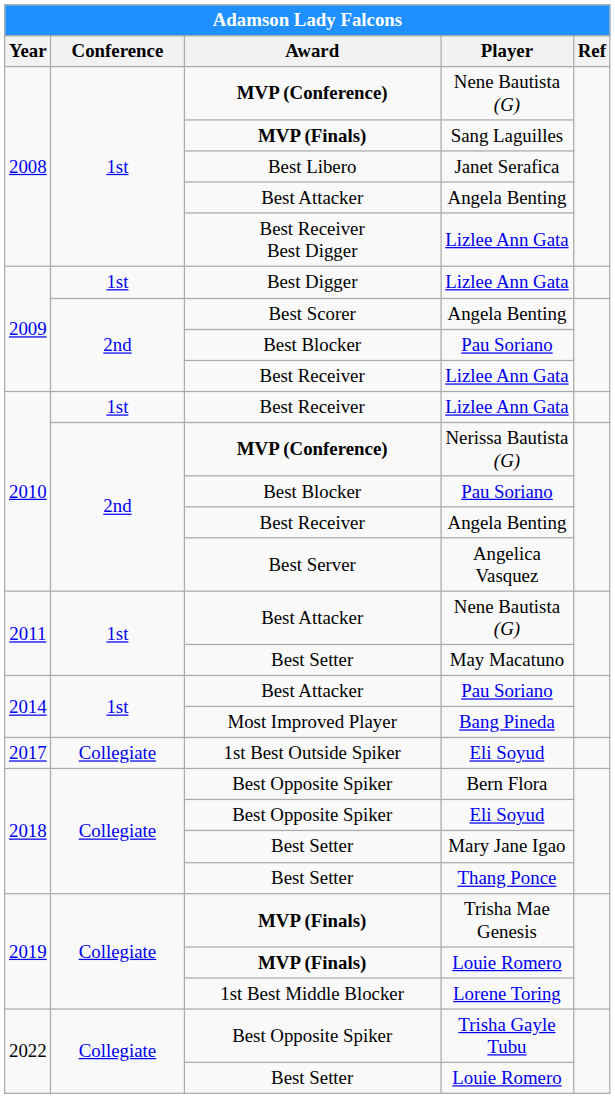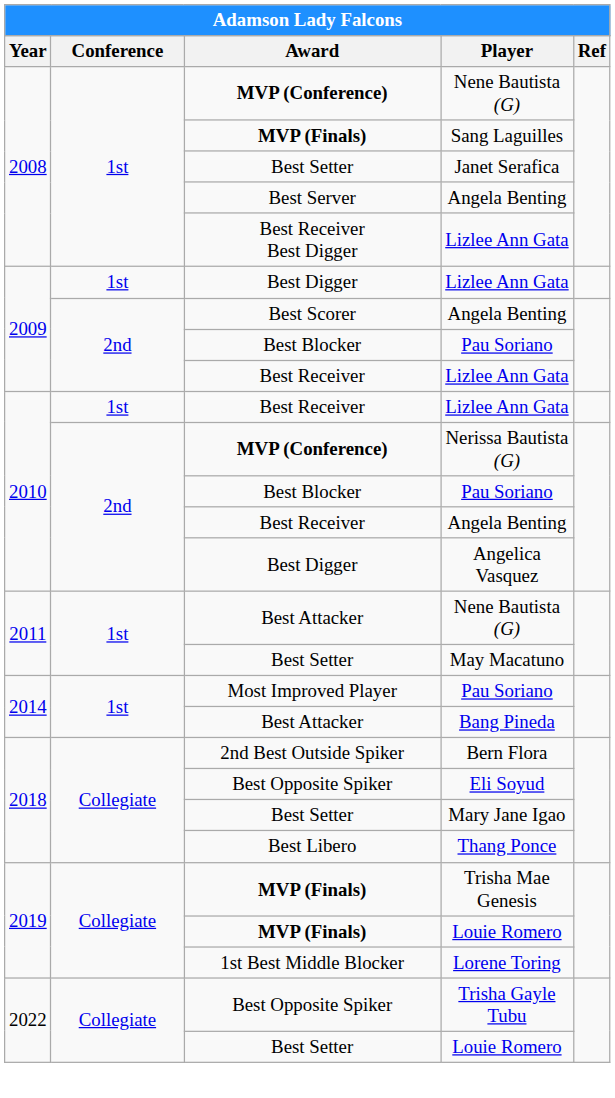(312, 166) Best Libero -> (312, 166) Best Setter
(312, 197) Best Attacker -> (312, 197) Best Server
(312, 564) Best Server -> (312, 564) Best Digger
(312, 691) Best Attacker -> (312, 691) Most Improved Player
(312, 722) Most Improved Player -> (312, 722) Best Attacker
- row: (28, 753)
(312, 784) Best Opposite Spiker -> (312, 753) 2nd Best Outside Spiker
(312, 877) Best Setter -> (312, 846) Best Libero
